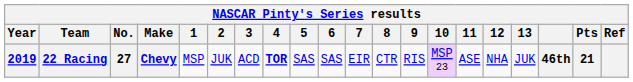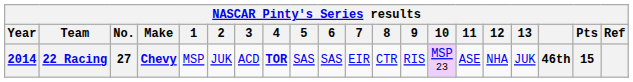(22, 60) 2019 -> (22, 60) 2014
(587, 60) 21 -> (587, 60) 15
